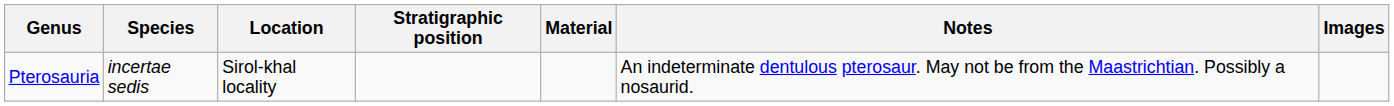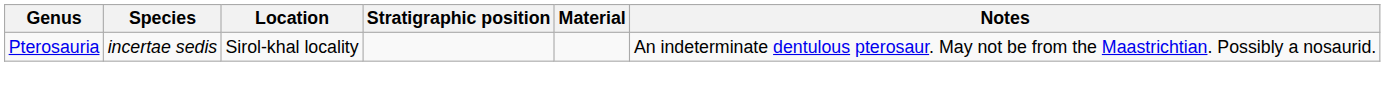- column: (1354, 28)
